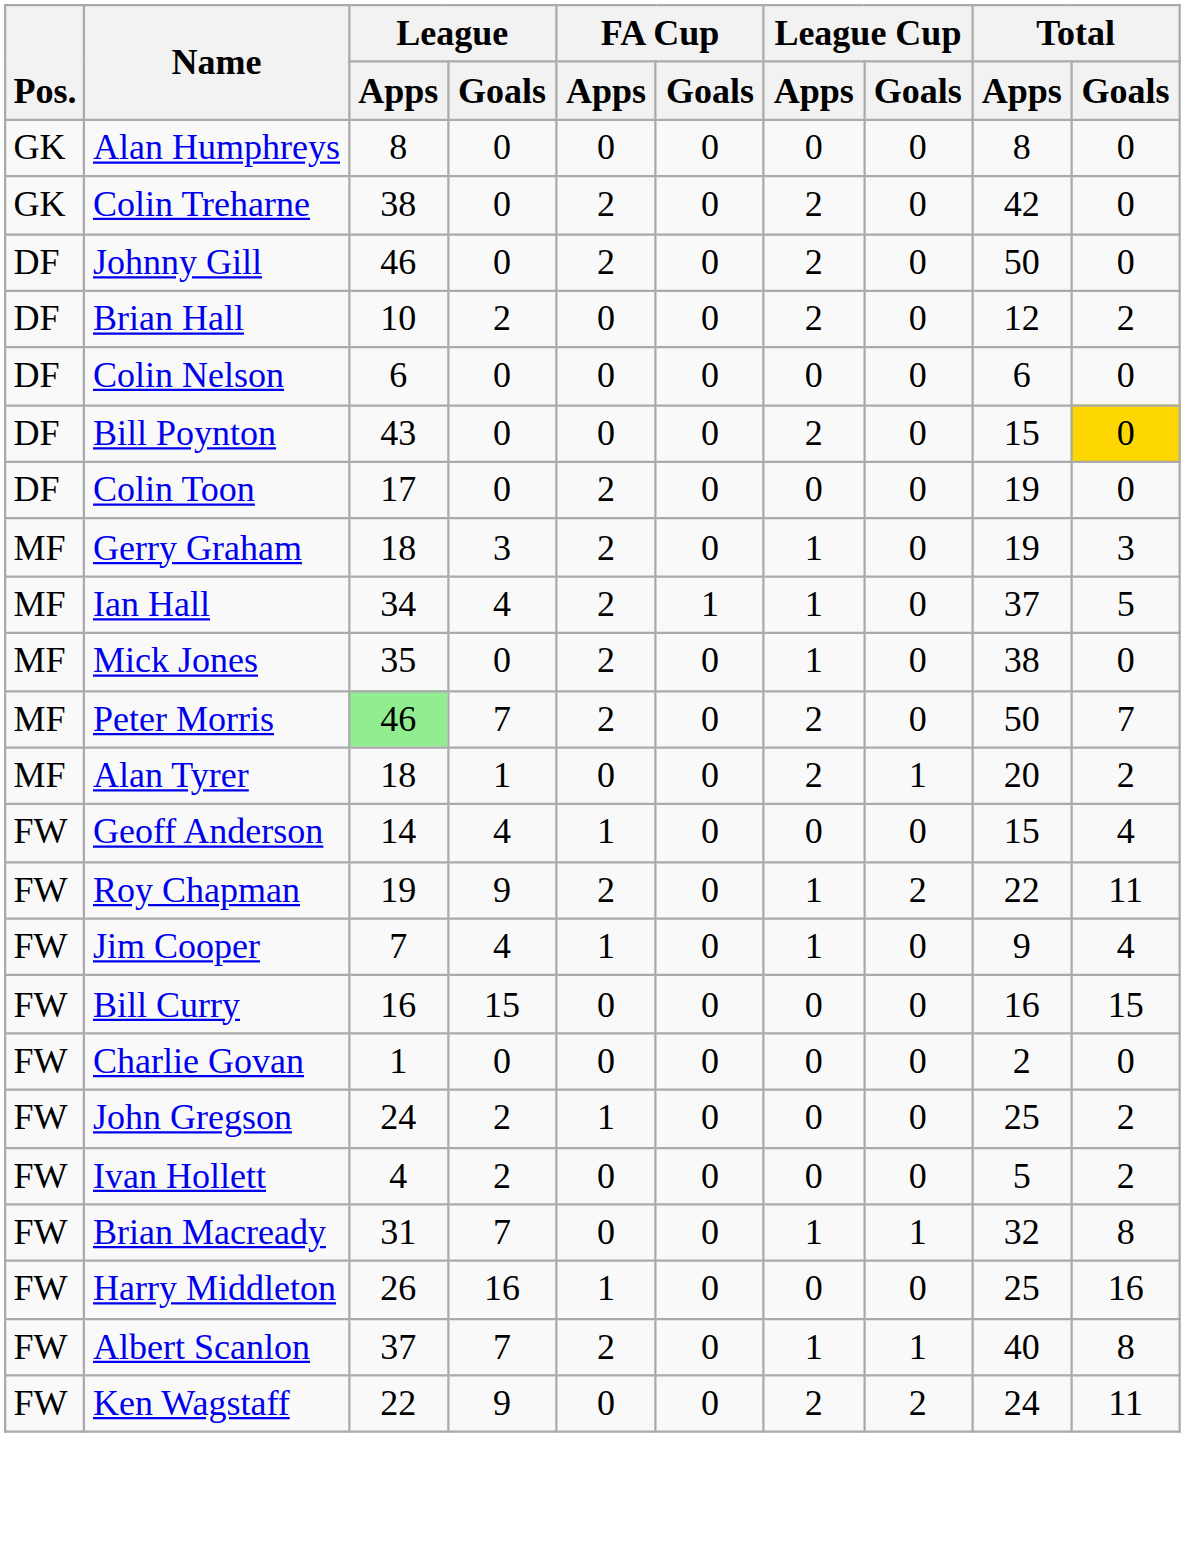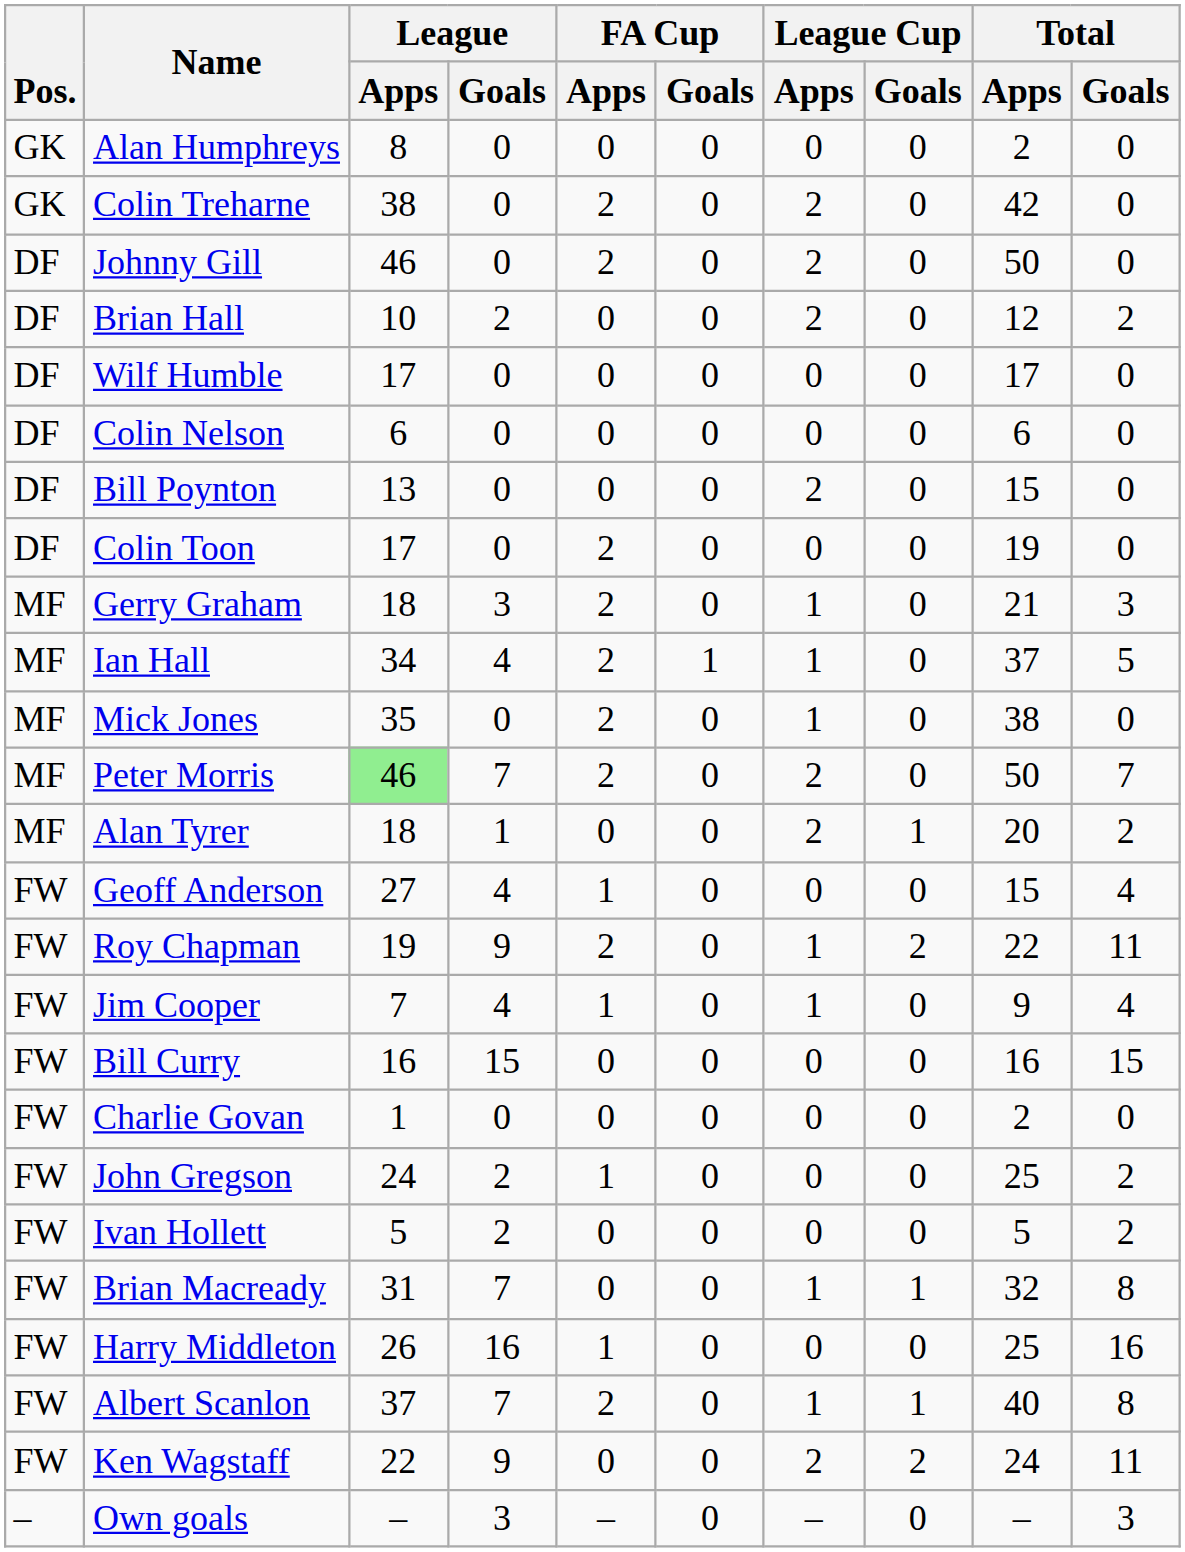(1022, 147) 8 -> (1022, 147) 2
+ row: (188, 375)
(398, 432) 43 -> (398, 489) 13
(1126, 432) gold background -> (1126, 489) no background
(1022, 546) 19 -> (1022, 603) 21
(398, 832) 14 -> (398, 889) 27
(398, 1174) 4 -> (398, 1232) 5
+ row: (171, 1517)
